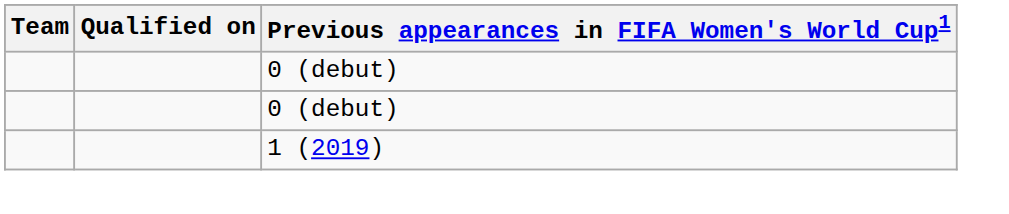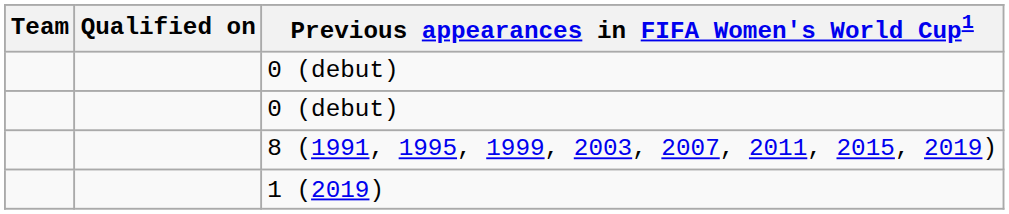+ row: (40, 150)
